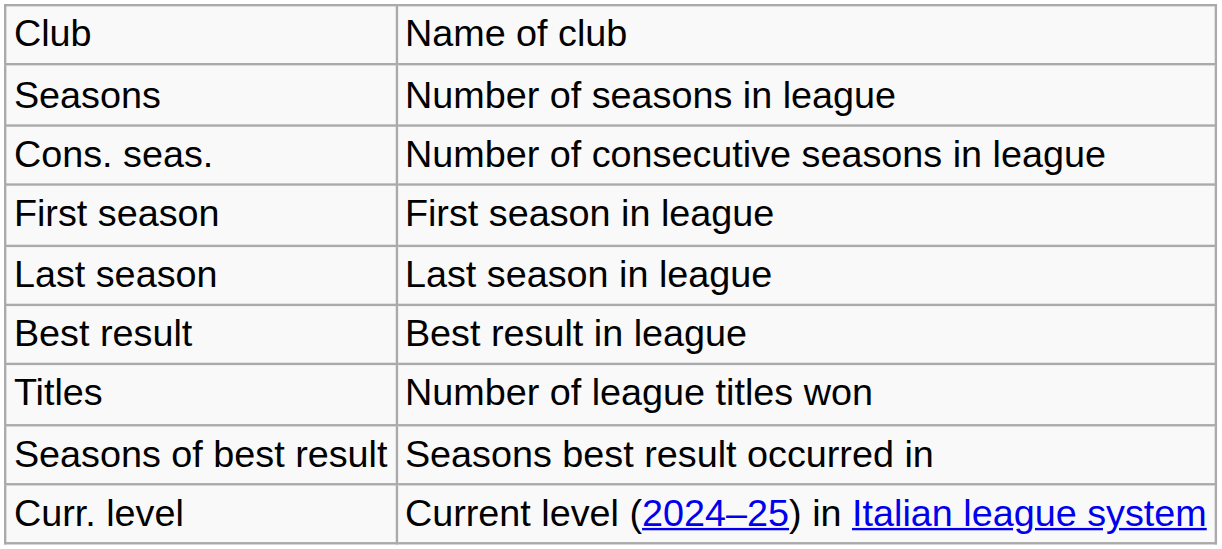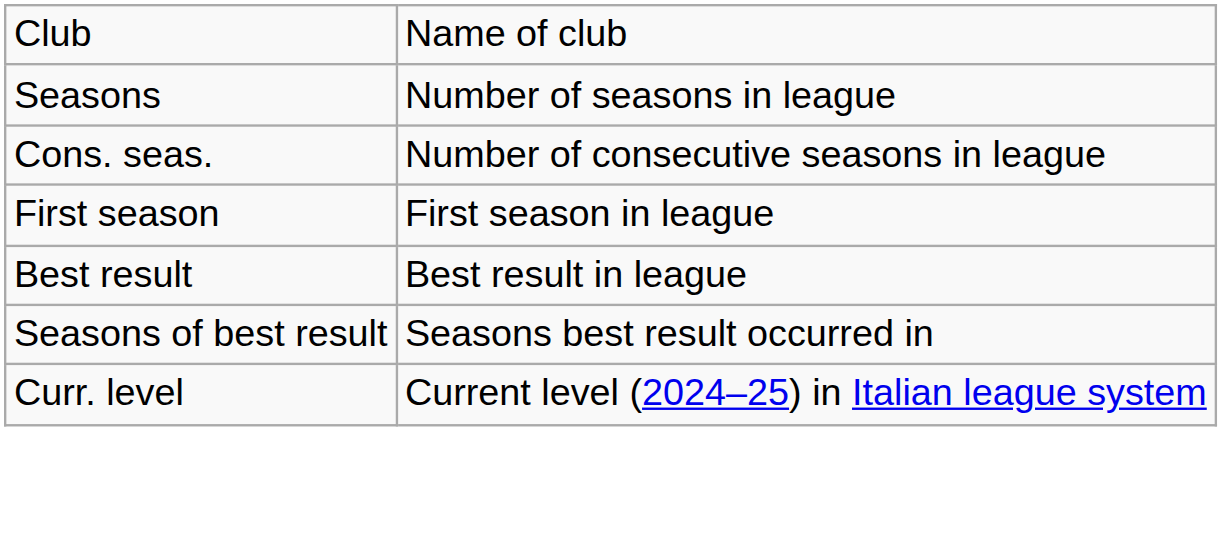- row: (116, 273)
- row: (58, 393)
